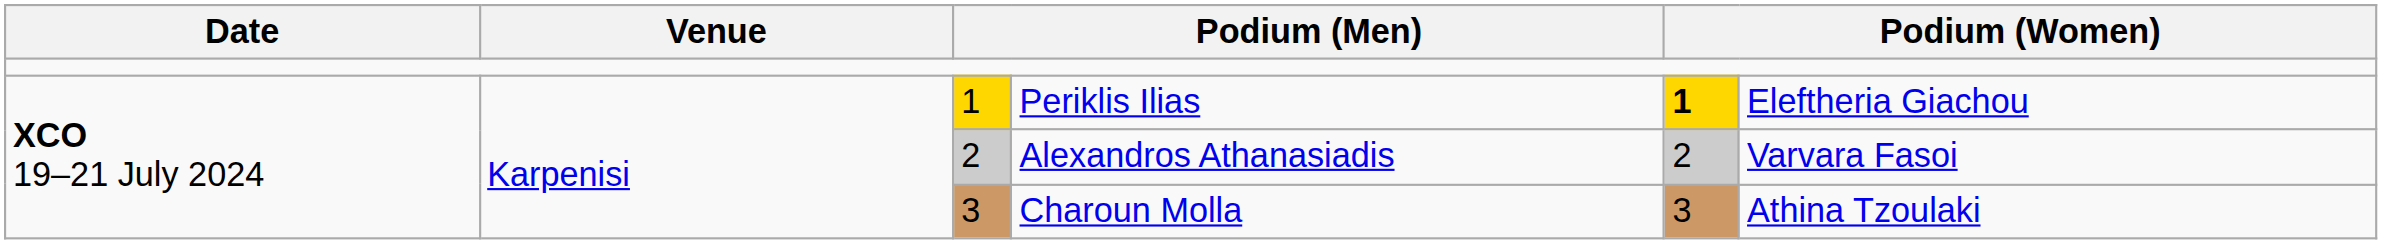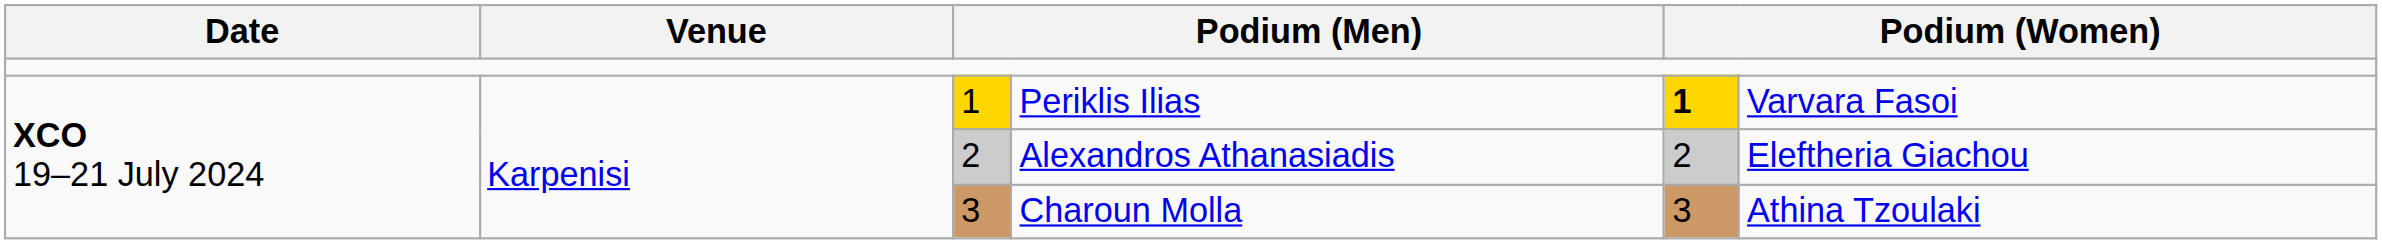(1888, 101) Eleftheria Giachou -> (1852, 101) Varvara Fasoi
(1852, 156) Varvara Fasoi -> (1888, 156) Eleftheria Giachou
